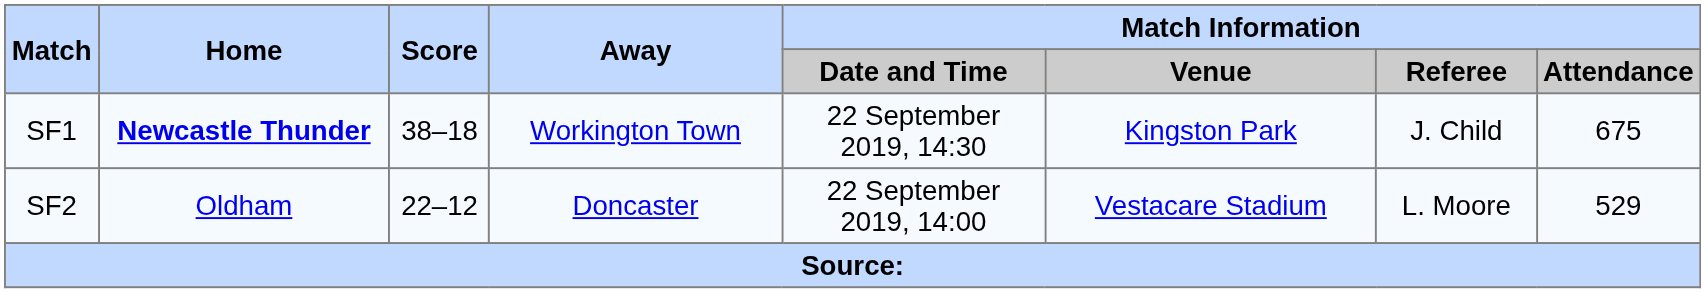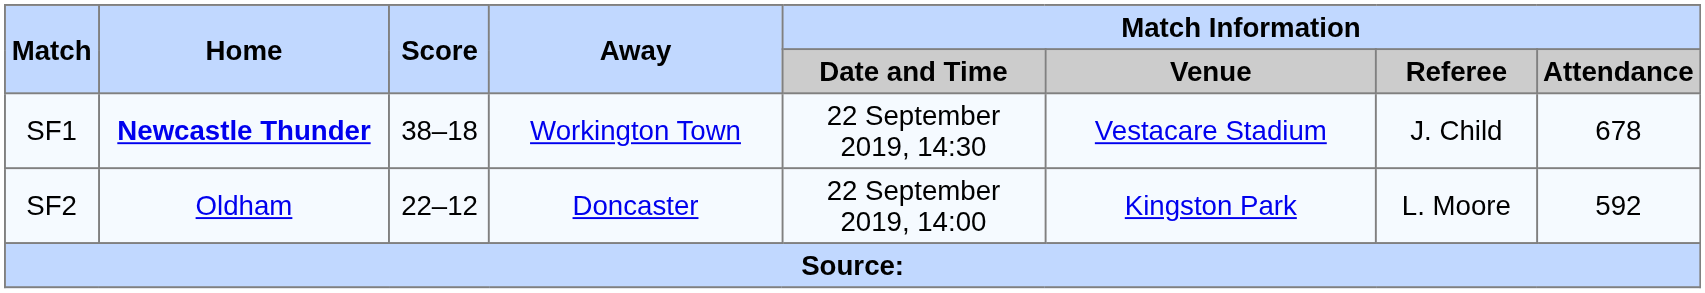(1211, 131) Kingston Park -> (1211, 131) Vestacare Stadium
(1618, 131) 675 -> (1618, 131) 678
(1211, 206) Vestacare Stadium -> (1211, 206) Kingston Park
(1618, 206) 529 -> (1618, 206) 592
